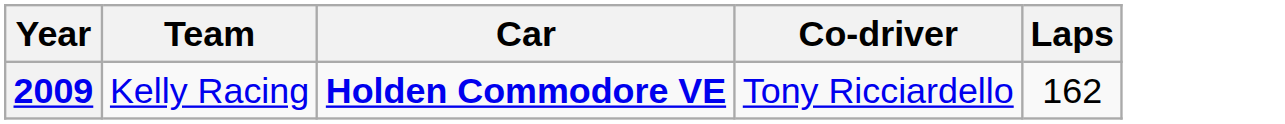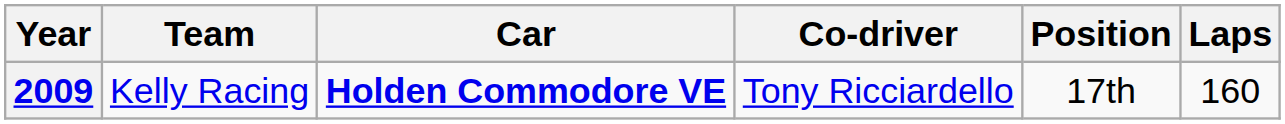+ column: (1101, 34)
(1072, 91) 162 -> (1230, 91) 160
